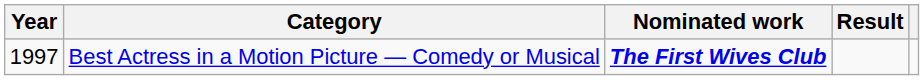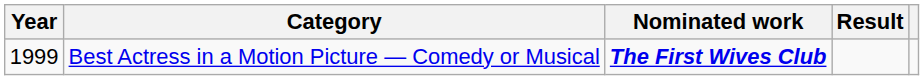(34, 56) 1997 -> (34, 56) 1999
